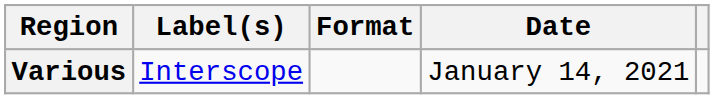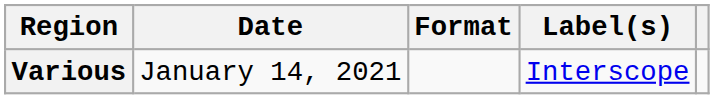columns swapped: (558, 27) <-> (221, 27)
